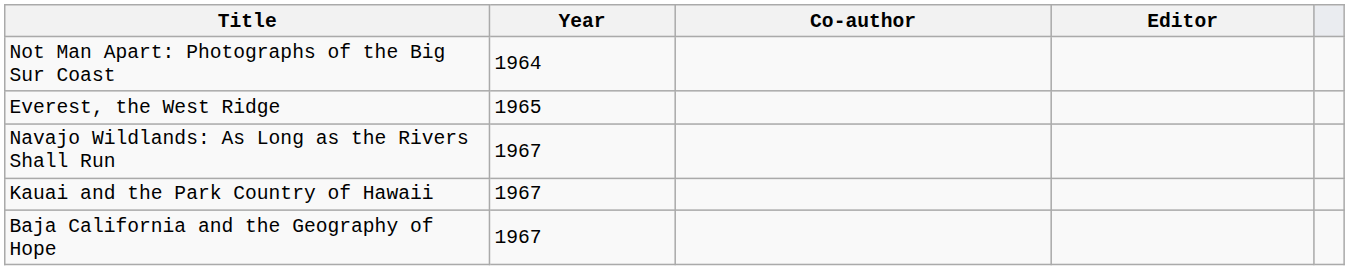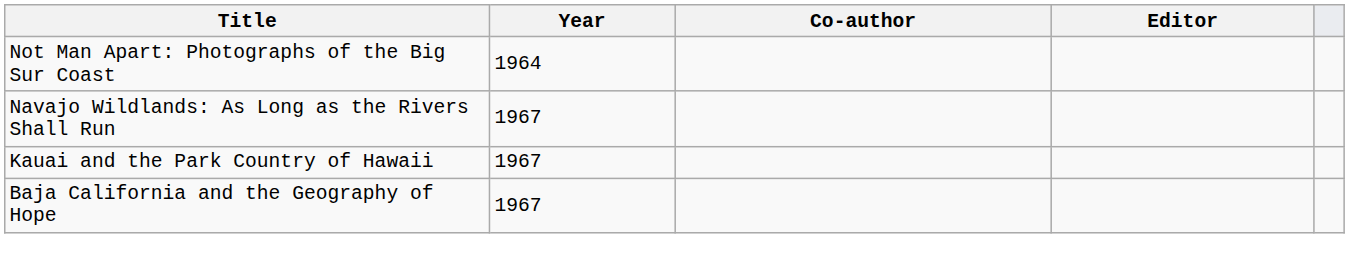- row: (145, 107)
